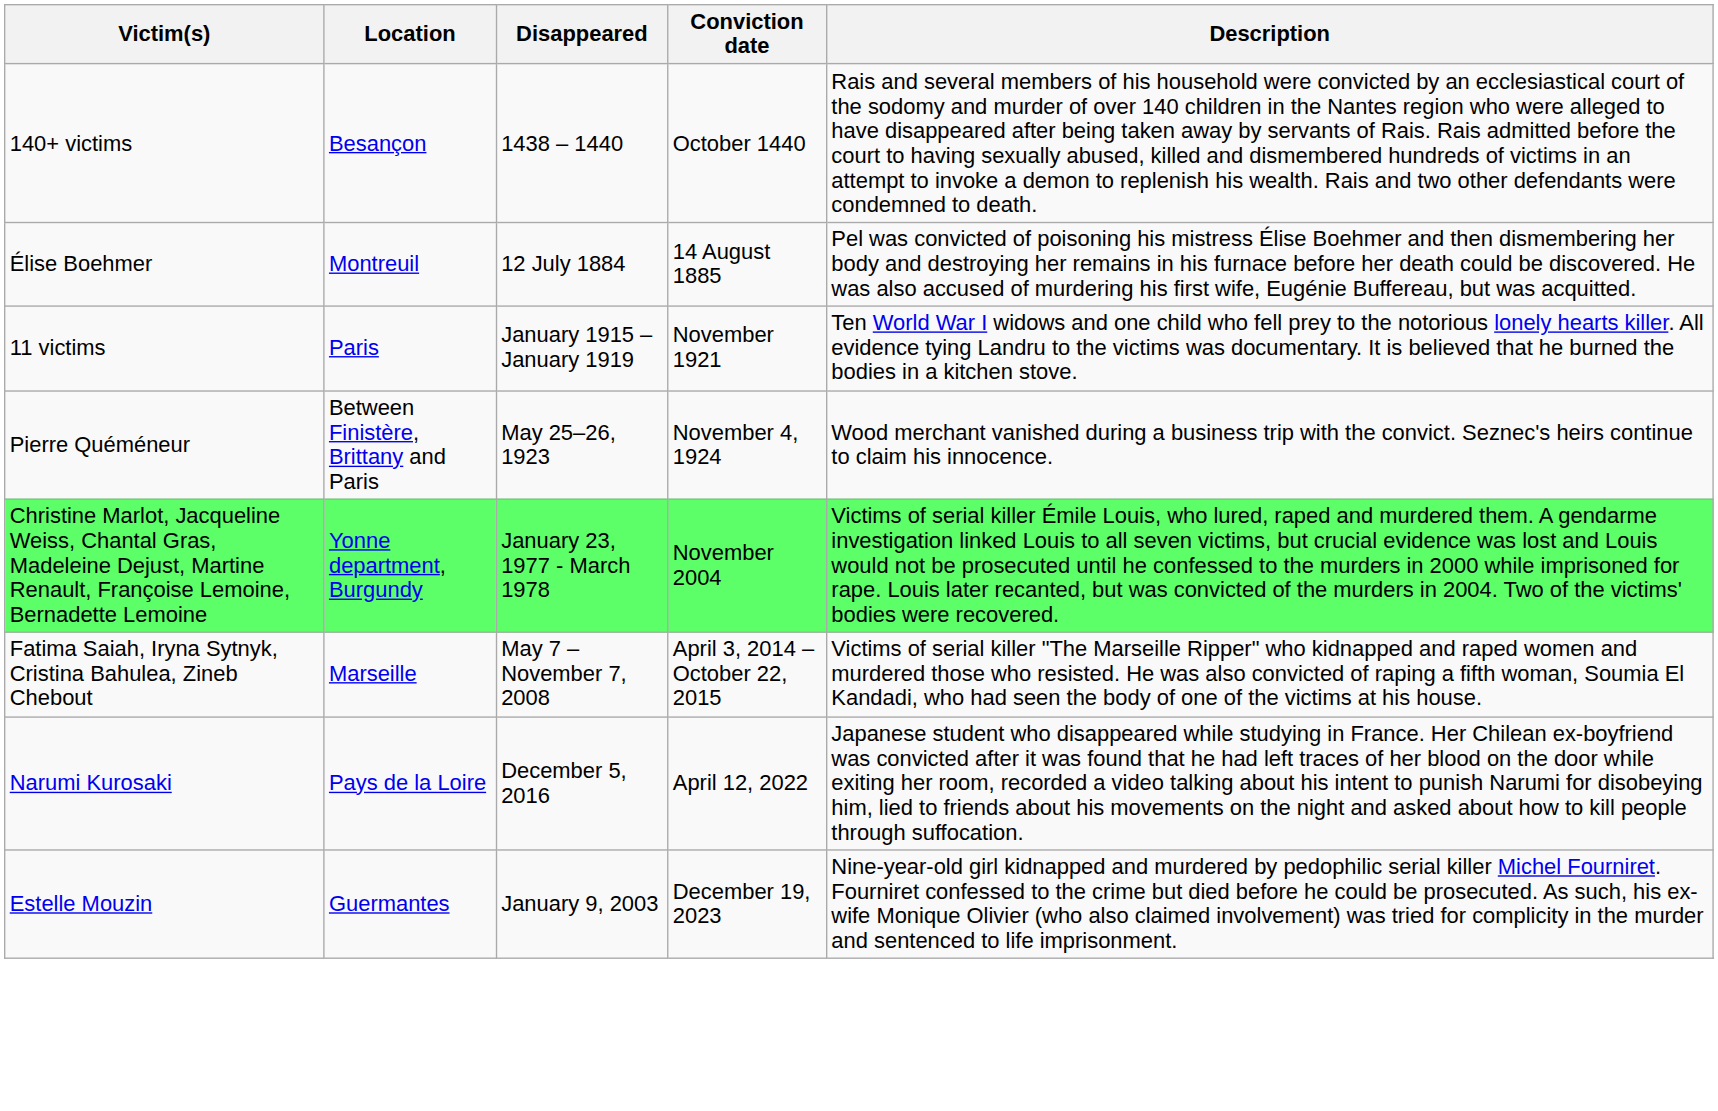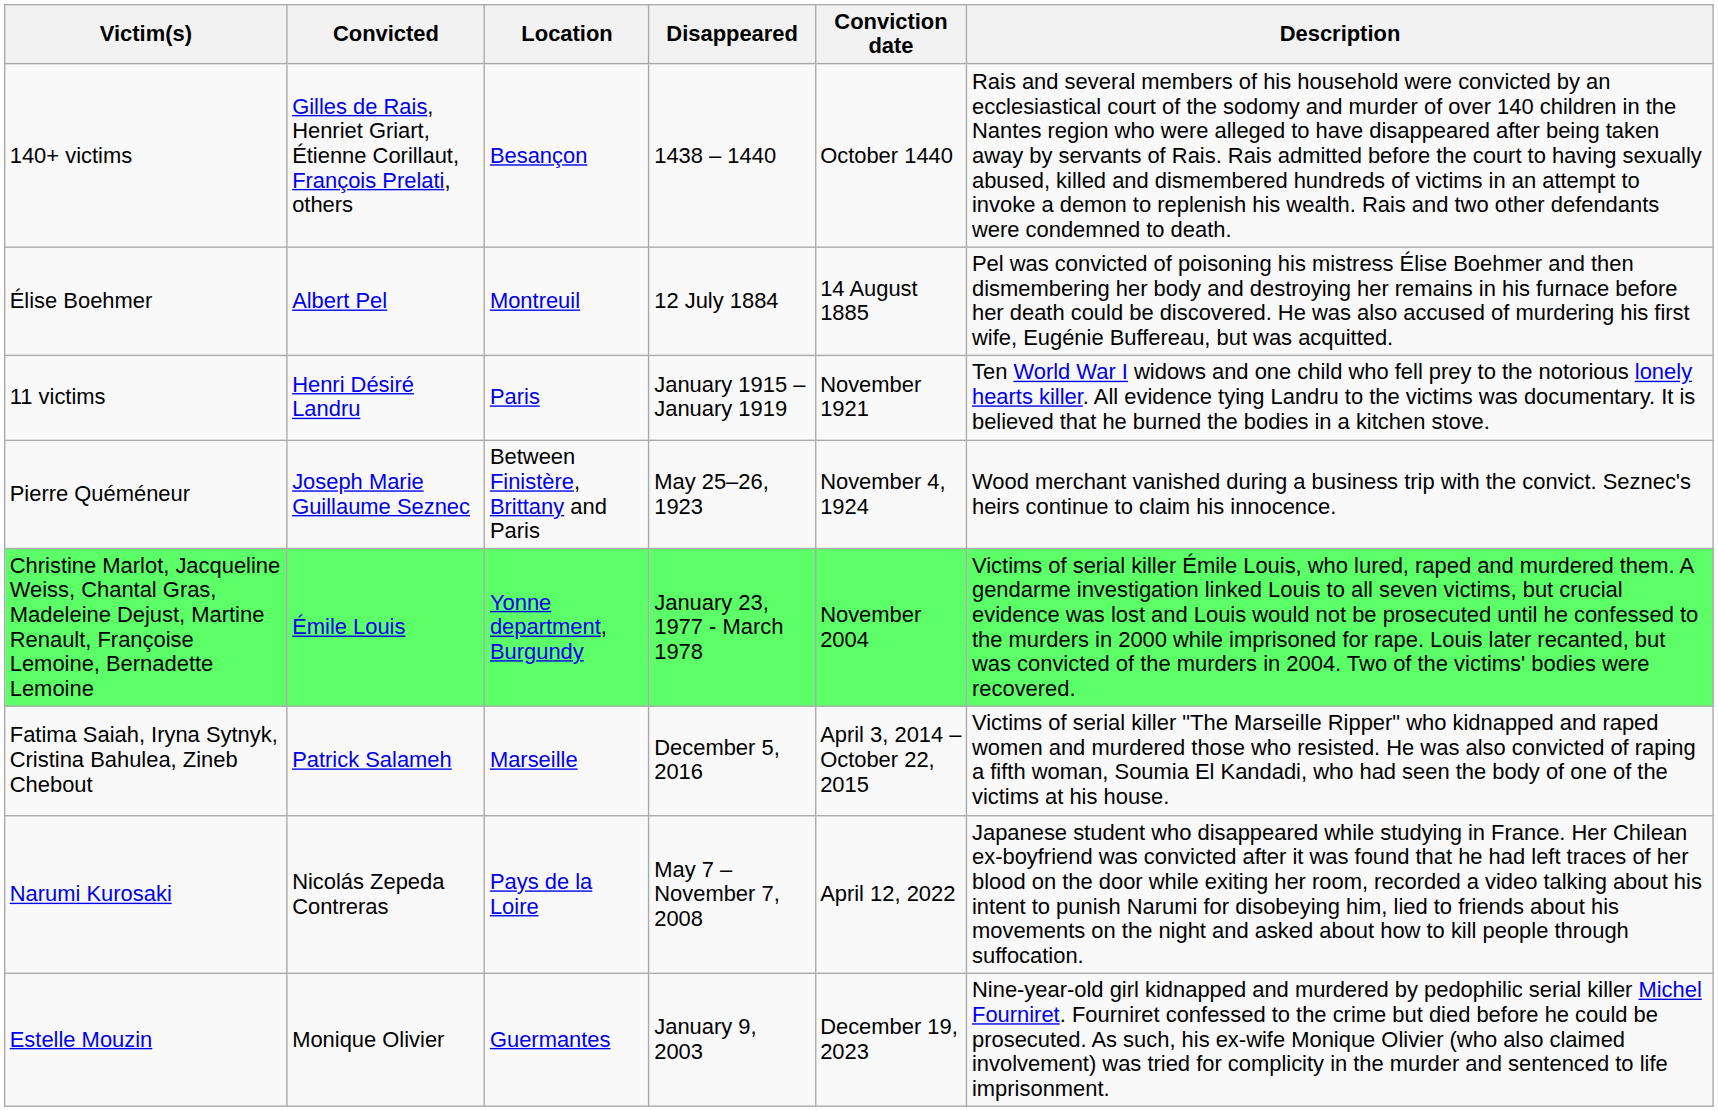+ column: (386, 34)
(564, 674) May 7 – November 7, 2008 -> (717, 760) December 5, 2016
(564, 783) December 5, 2016 -> (717, 894) May 7 – November 7, 2008
